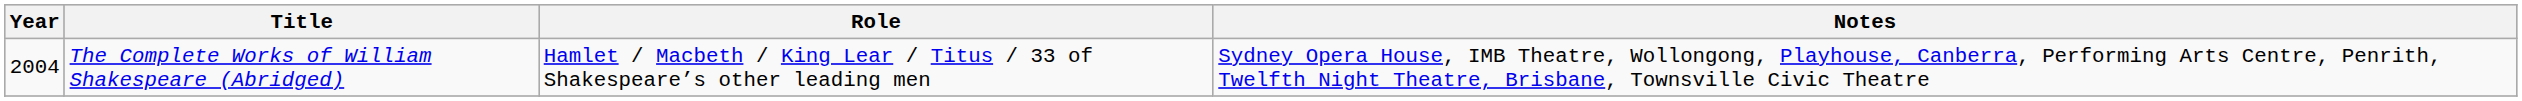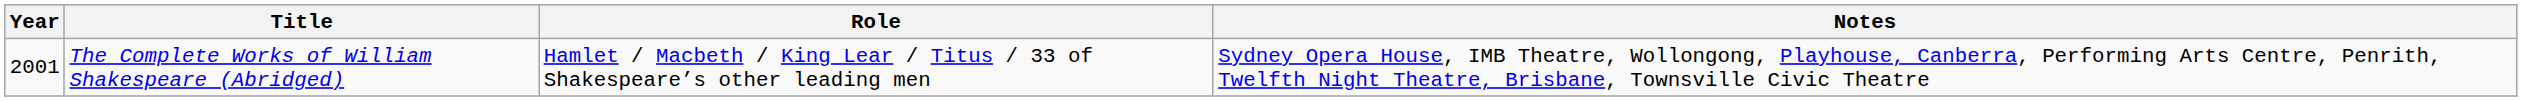(35, 68) 2004 -> (35, 68) 2001
